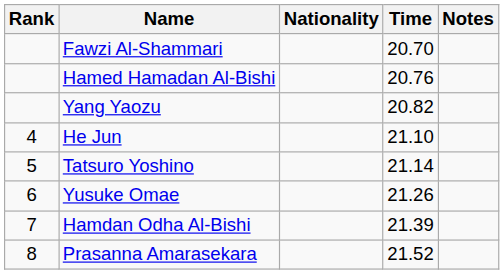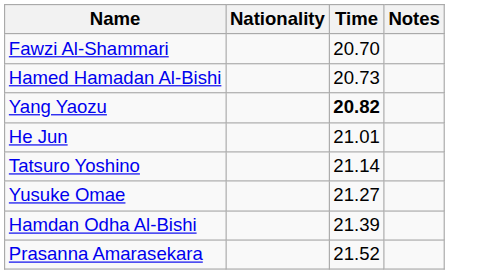- column: (32, 19)
(411, 78) 20.76 -> (357, 78) 20.73
(411, 107) normal -> (357, 107) bold
(411, 136) 21.10 -> (357, 136) 21.01
(411, 195) 21.26 -> (357, 195) 21.27
